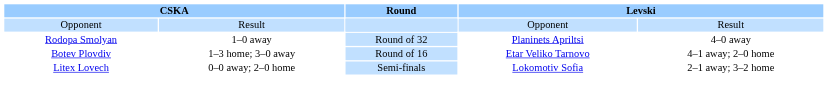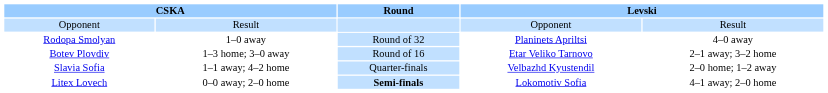(731, 53) 4–1 away; 2–0 home -> (733, 53) 2–1 away; 3–2 home
+ row: (79, 68)
(401, 68) normal -> (398, 82) bold
(731, 68) 2–1 away; 3–2 home -> (733, 82) 4–1 away; 2–0 home
